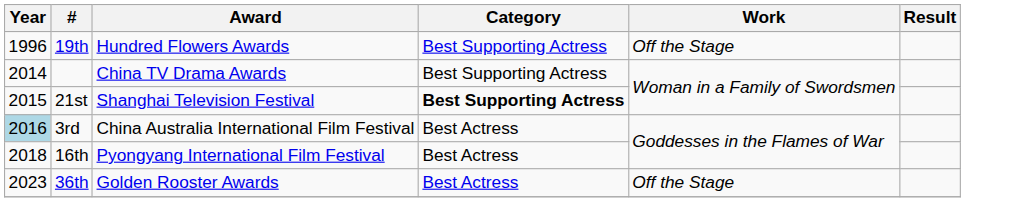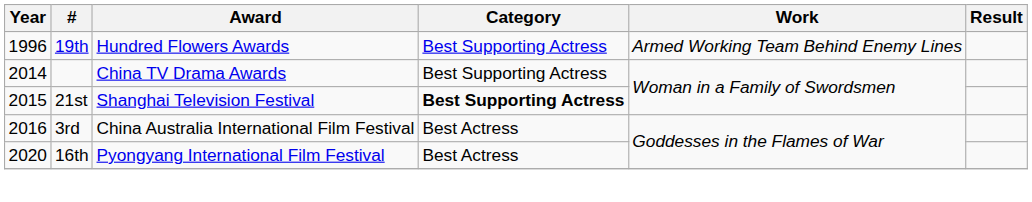(683, 45) Off the Stage -> (797, 45) Armed Working Team Behind Enemy Lines
(28, 127) lightblue background -> (28, 127) no background
(28, 155) 2018 -> (28, 155) 2020
- row: (72, 182)
